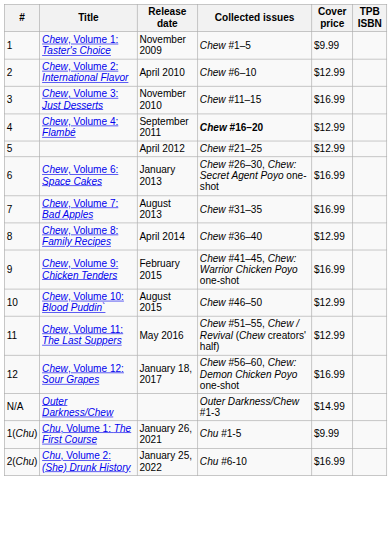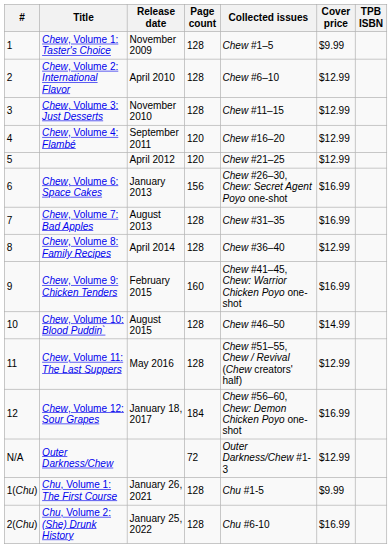+ column: (202, 18)
(329, 100) $16.99 -> (334, 111) $12.99
(232, 127) bold -> (254, 138) normal
(329, 302) $12.99 -> (334, 325) $14.99
(329, 407) $14.99 -> (334, 458) $12.99
